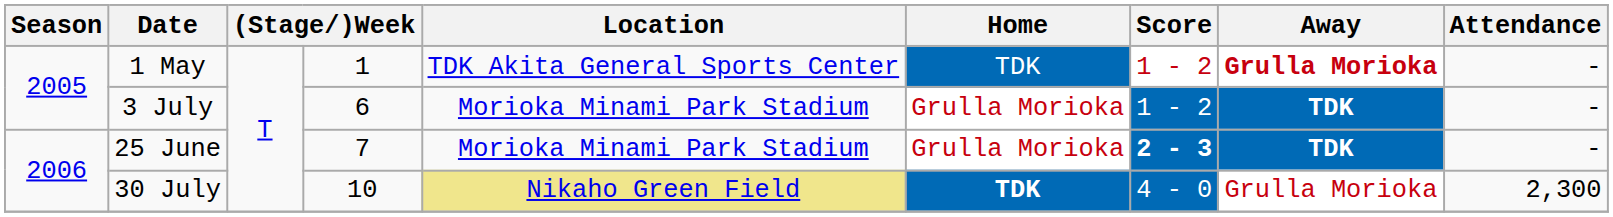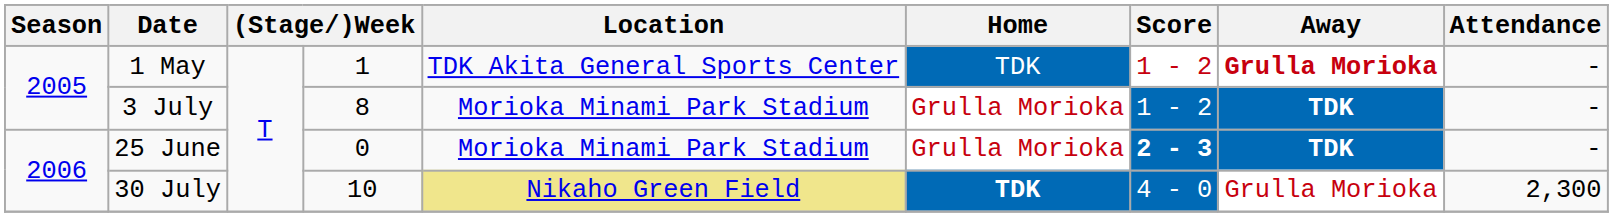(362, 108) 6 -> (362, 108) 8
(362, 150) 7 -> (362, 150) 0
